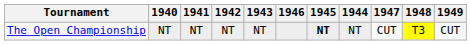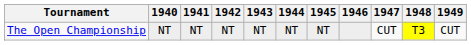columns swapped: (355, 14) <-> (292, 14)
(323, 31) bold -> (323, 31) normal
